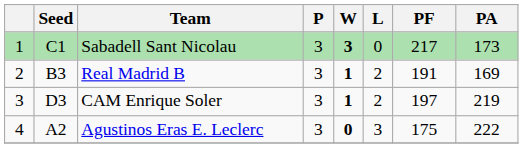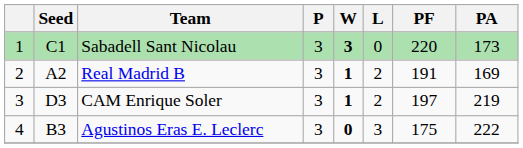(424, 45) 217 -> (424, 45) 220
(56, 73) B3 -> (56, 73) A2
(56, 128) A2 -> (56, 128) B3
